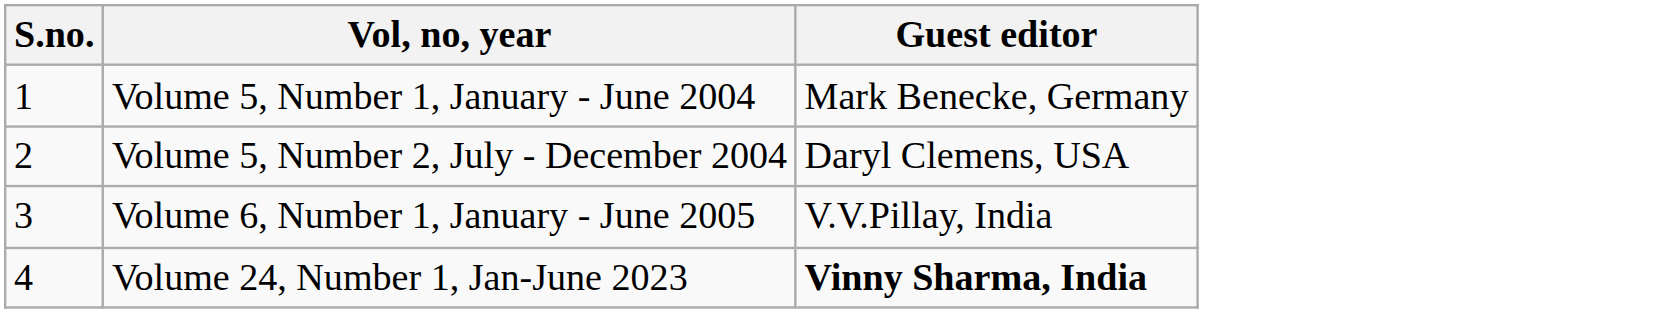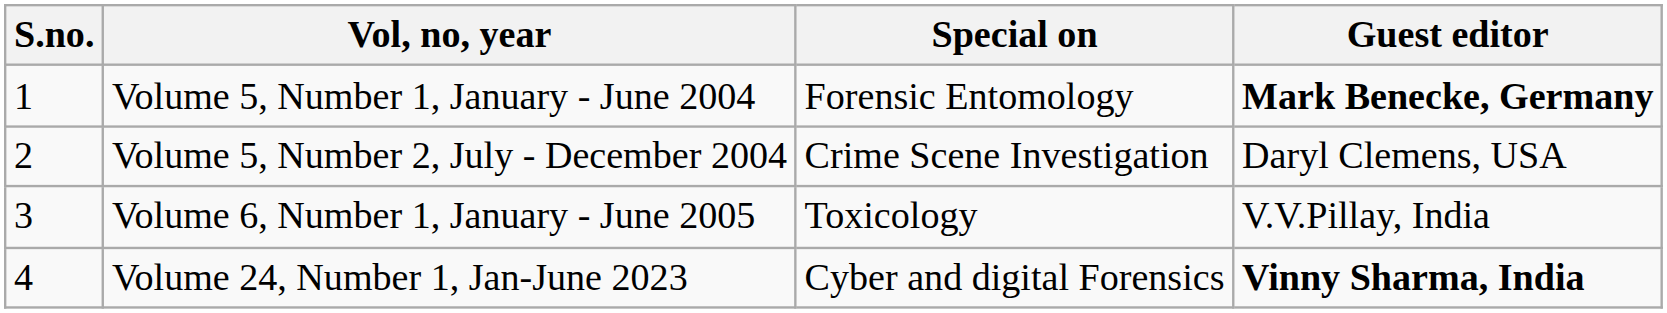+ column: (1015, 34)
(997, 95) normal -> (1448, 95) bold
